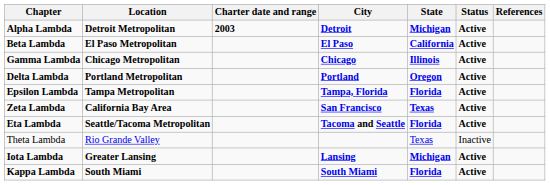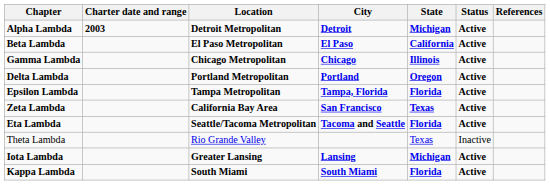columns swapped: (265, 12) <-> (148, 12)
